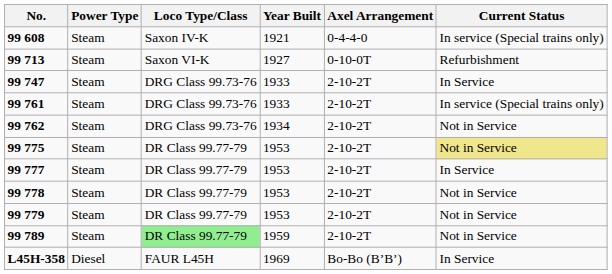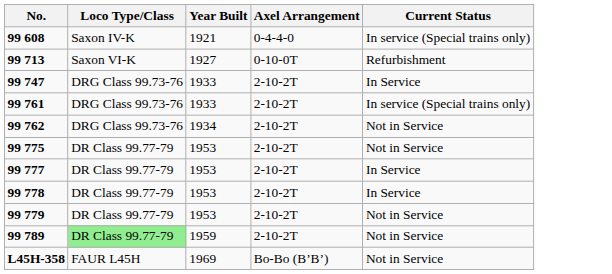- column: (105, 15)
(478, 148) khaki background -> (405, 148) no background
(478, 192) Not in Service -> (393, 192) In Service
(467, 258) In Service -> (405, 258) Not in Service
